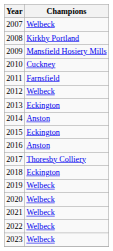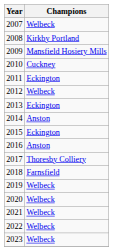(43, 78) Farnsfield -> (43, 78) Eckington
(43, 172) Eckington -> (43, 172) Farnsfield
